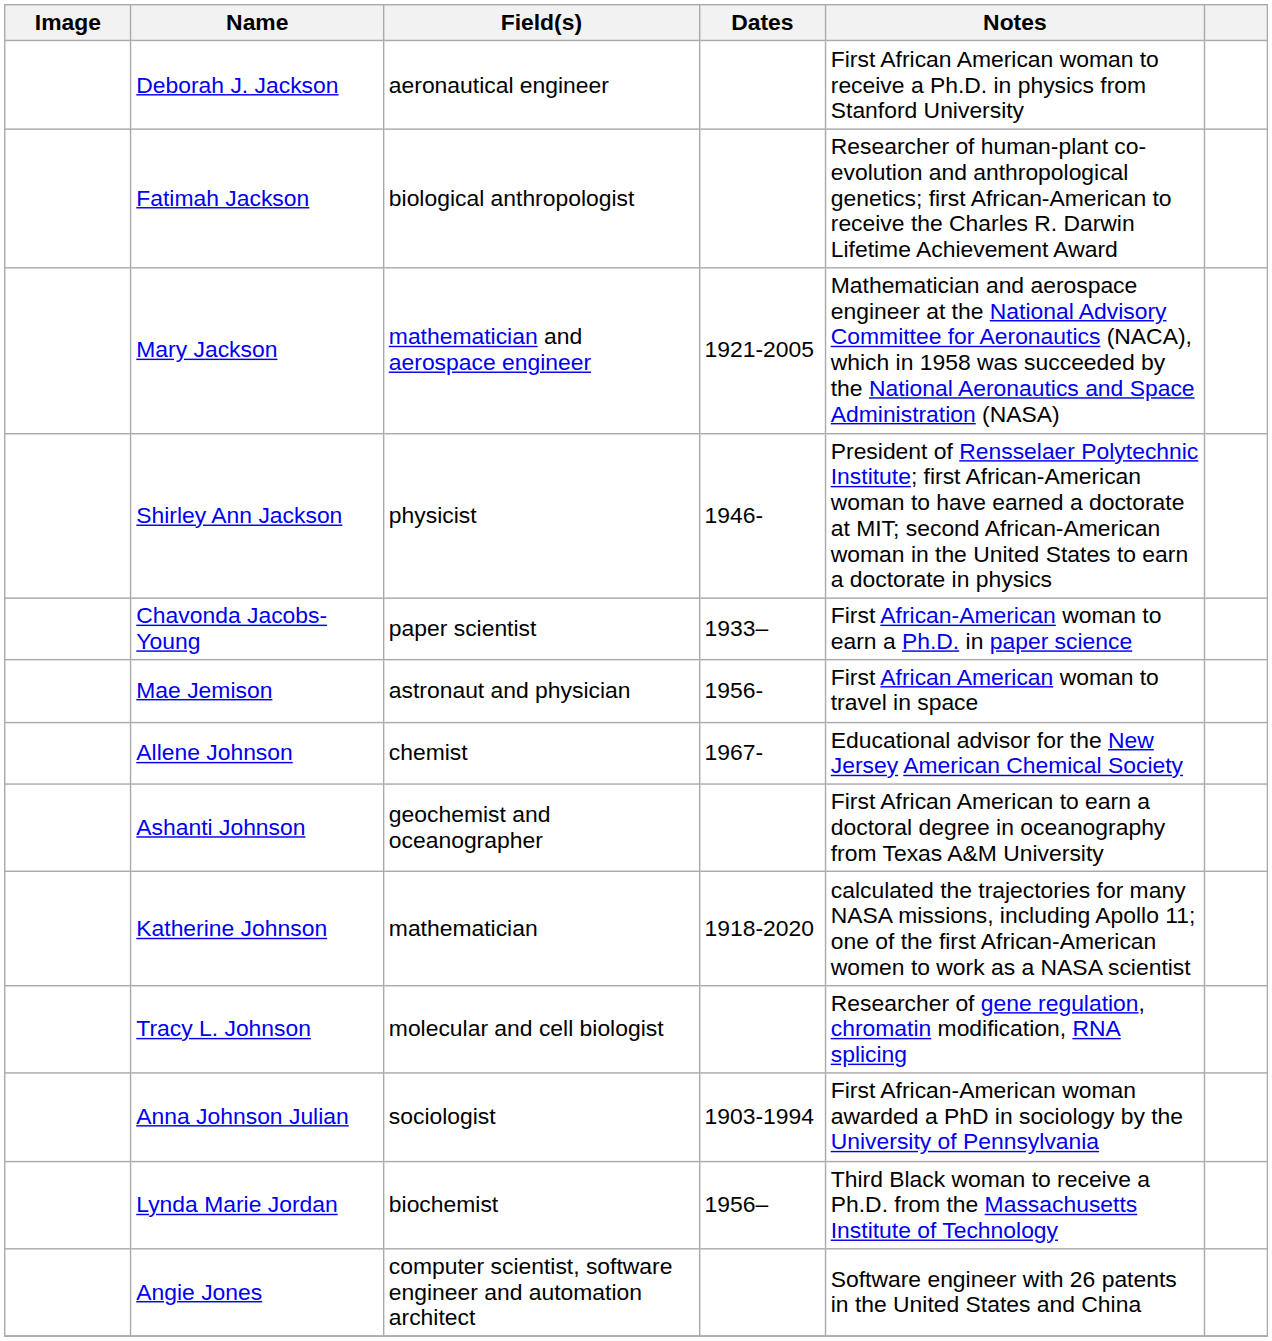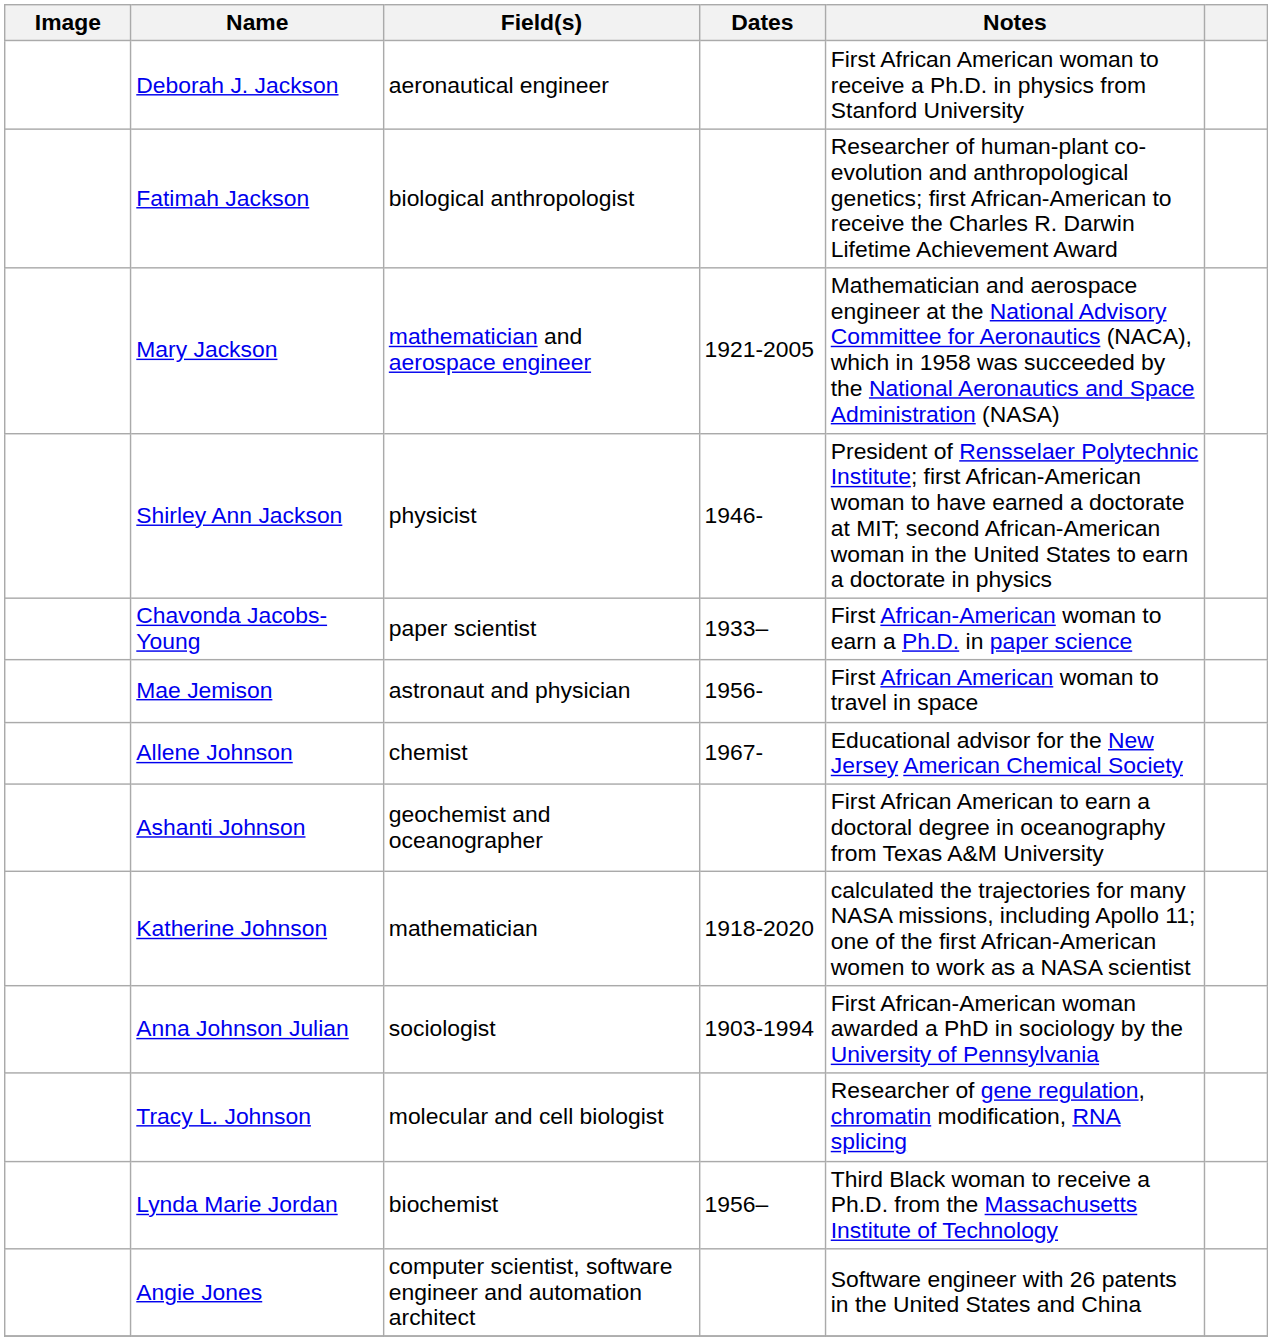rows swapped: (224, 1029) <-> (243, 1116)
